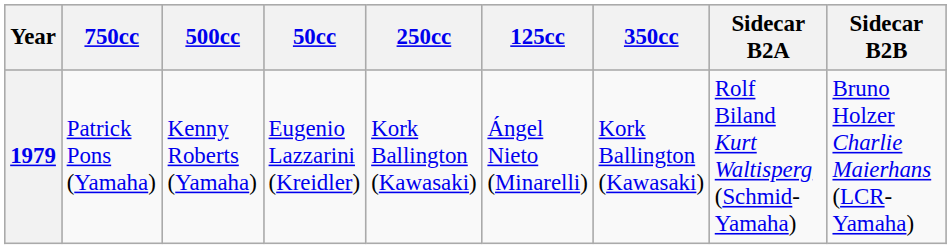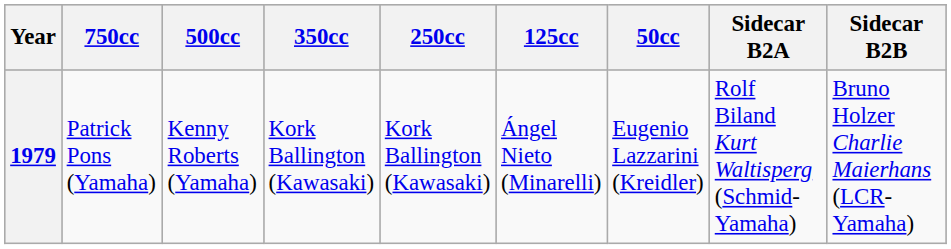columns swapped: (651, 37) <-> (315, 37)
